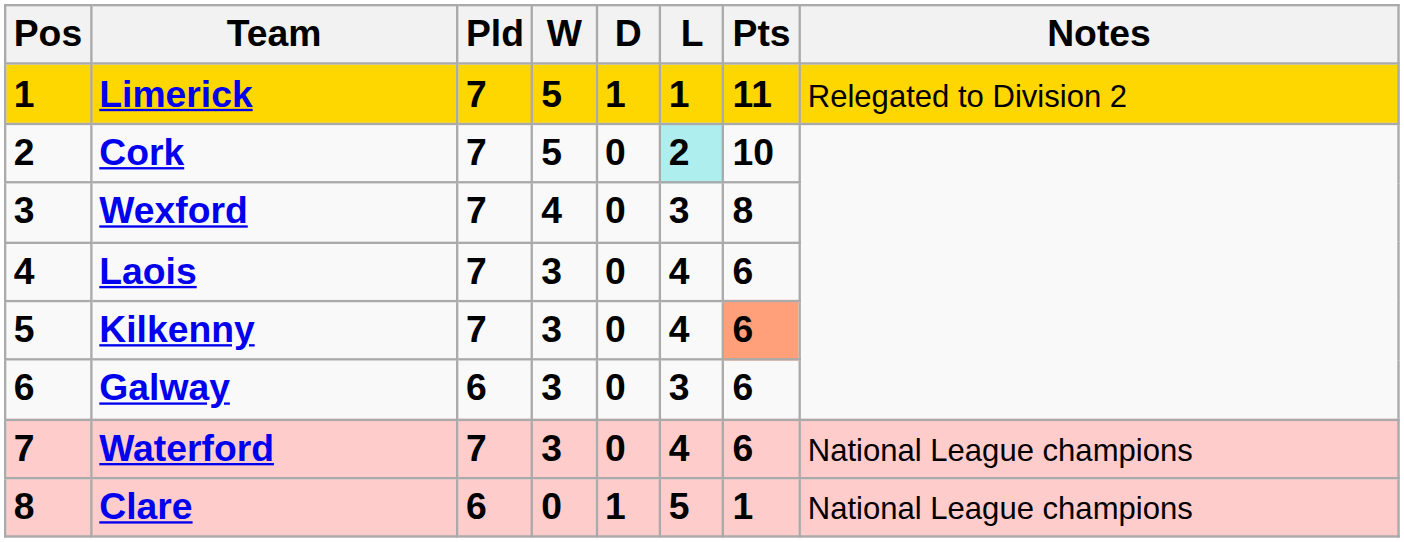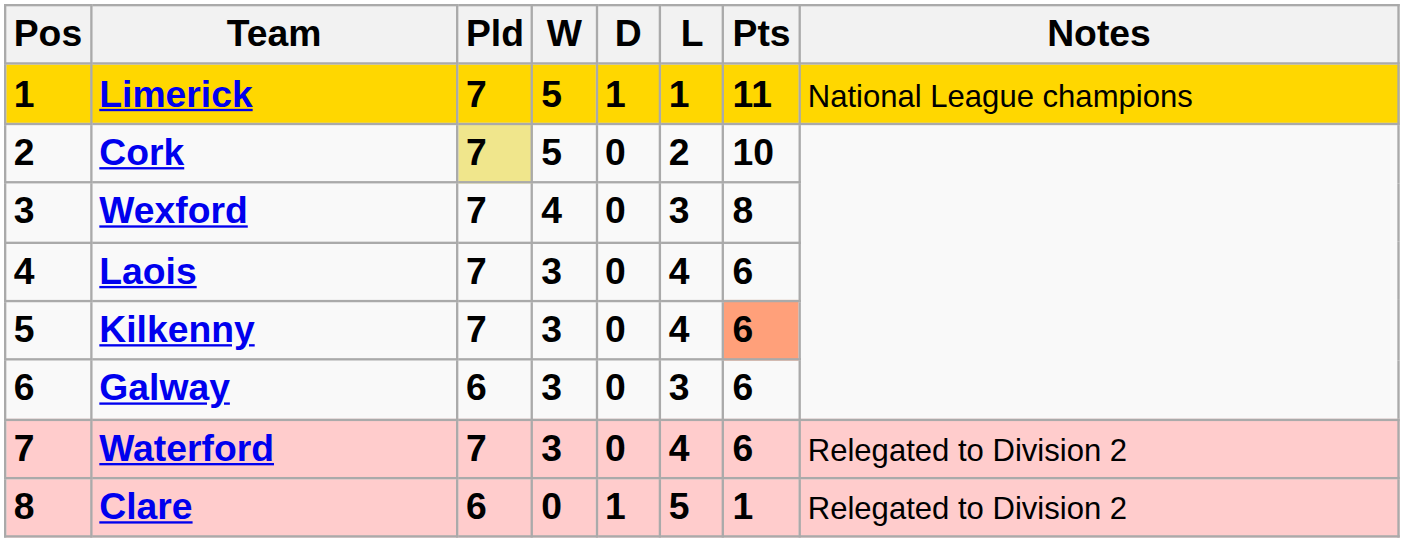(967, 95) Relegated to Division 2 -> (1000, 95) National League champions
(476, 152) no background -> (476, 152) khaki background
(679, 152) paleturquoise background -> (679, 152) no background
(1000, 450) National League champions -> (967, 450) Relegated to Division 2
(1000, 509) National League champions -> (967, 509) Relegated to Division 2
